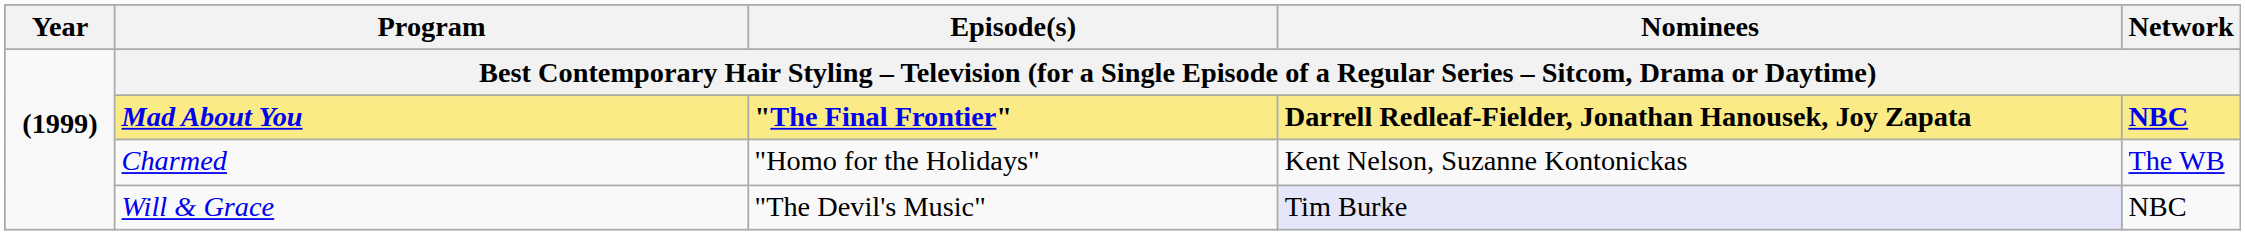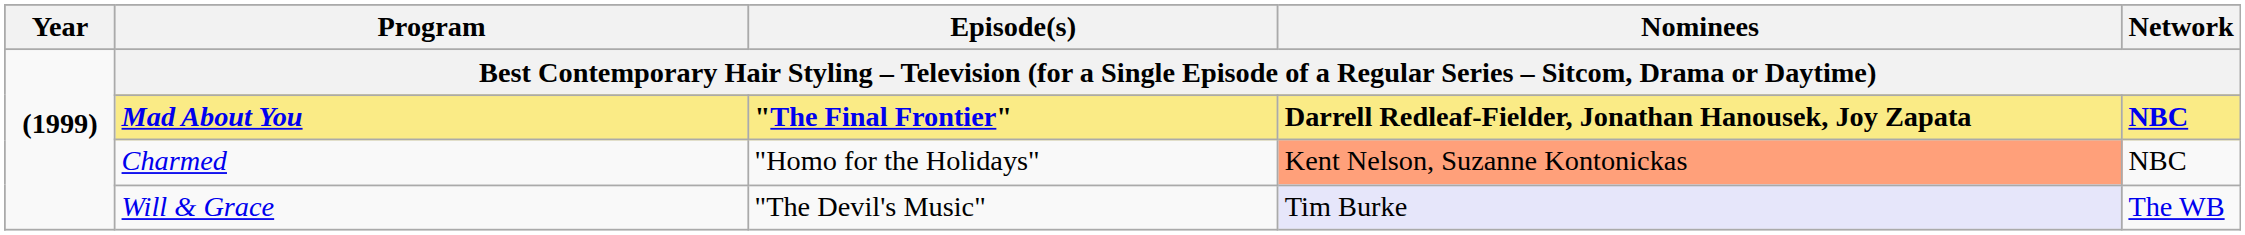(1486, 161) no background -> (1486, 161) lightsalmon background
(2177, 161) The WB -> (2158, 161) NBC
(2158, 206) NBC -> (2177, 206) The WB
